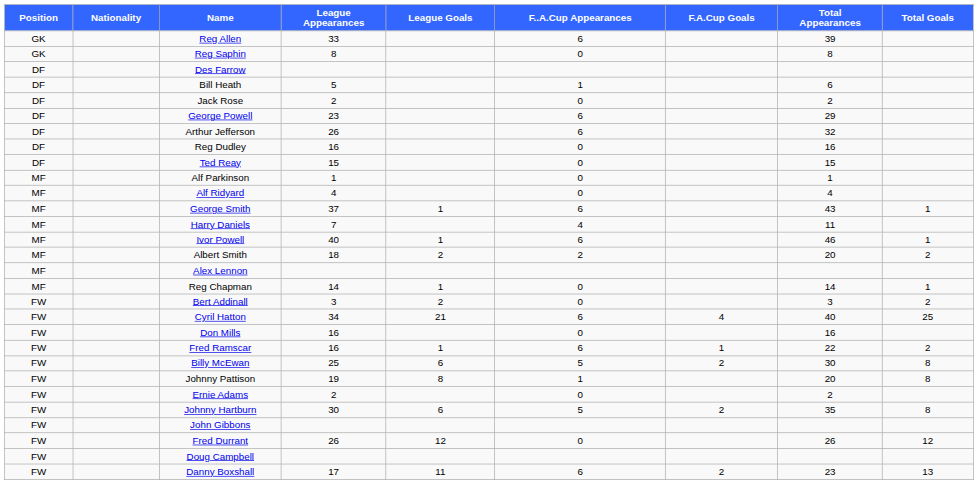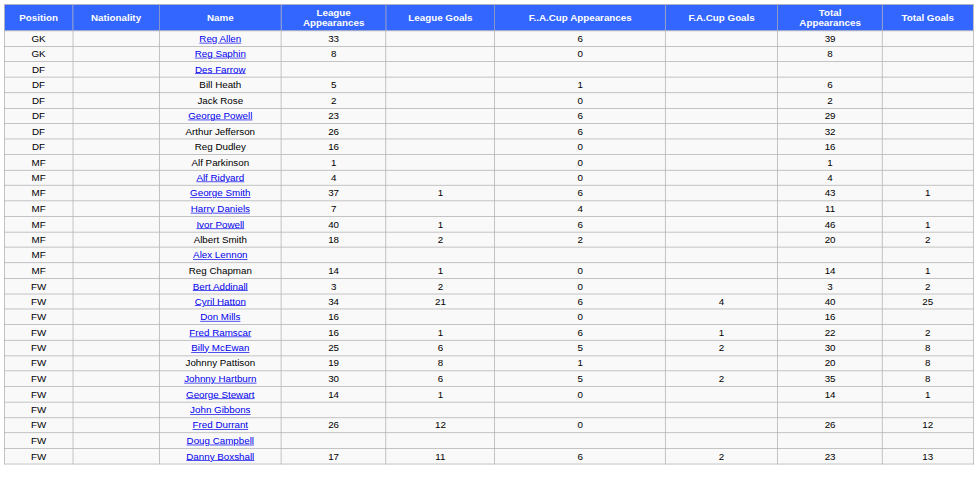- row: (220, 163)
- row: (220, 395)
+ row: (220, 395)
